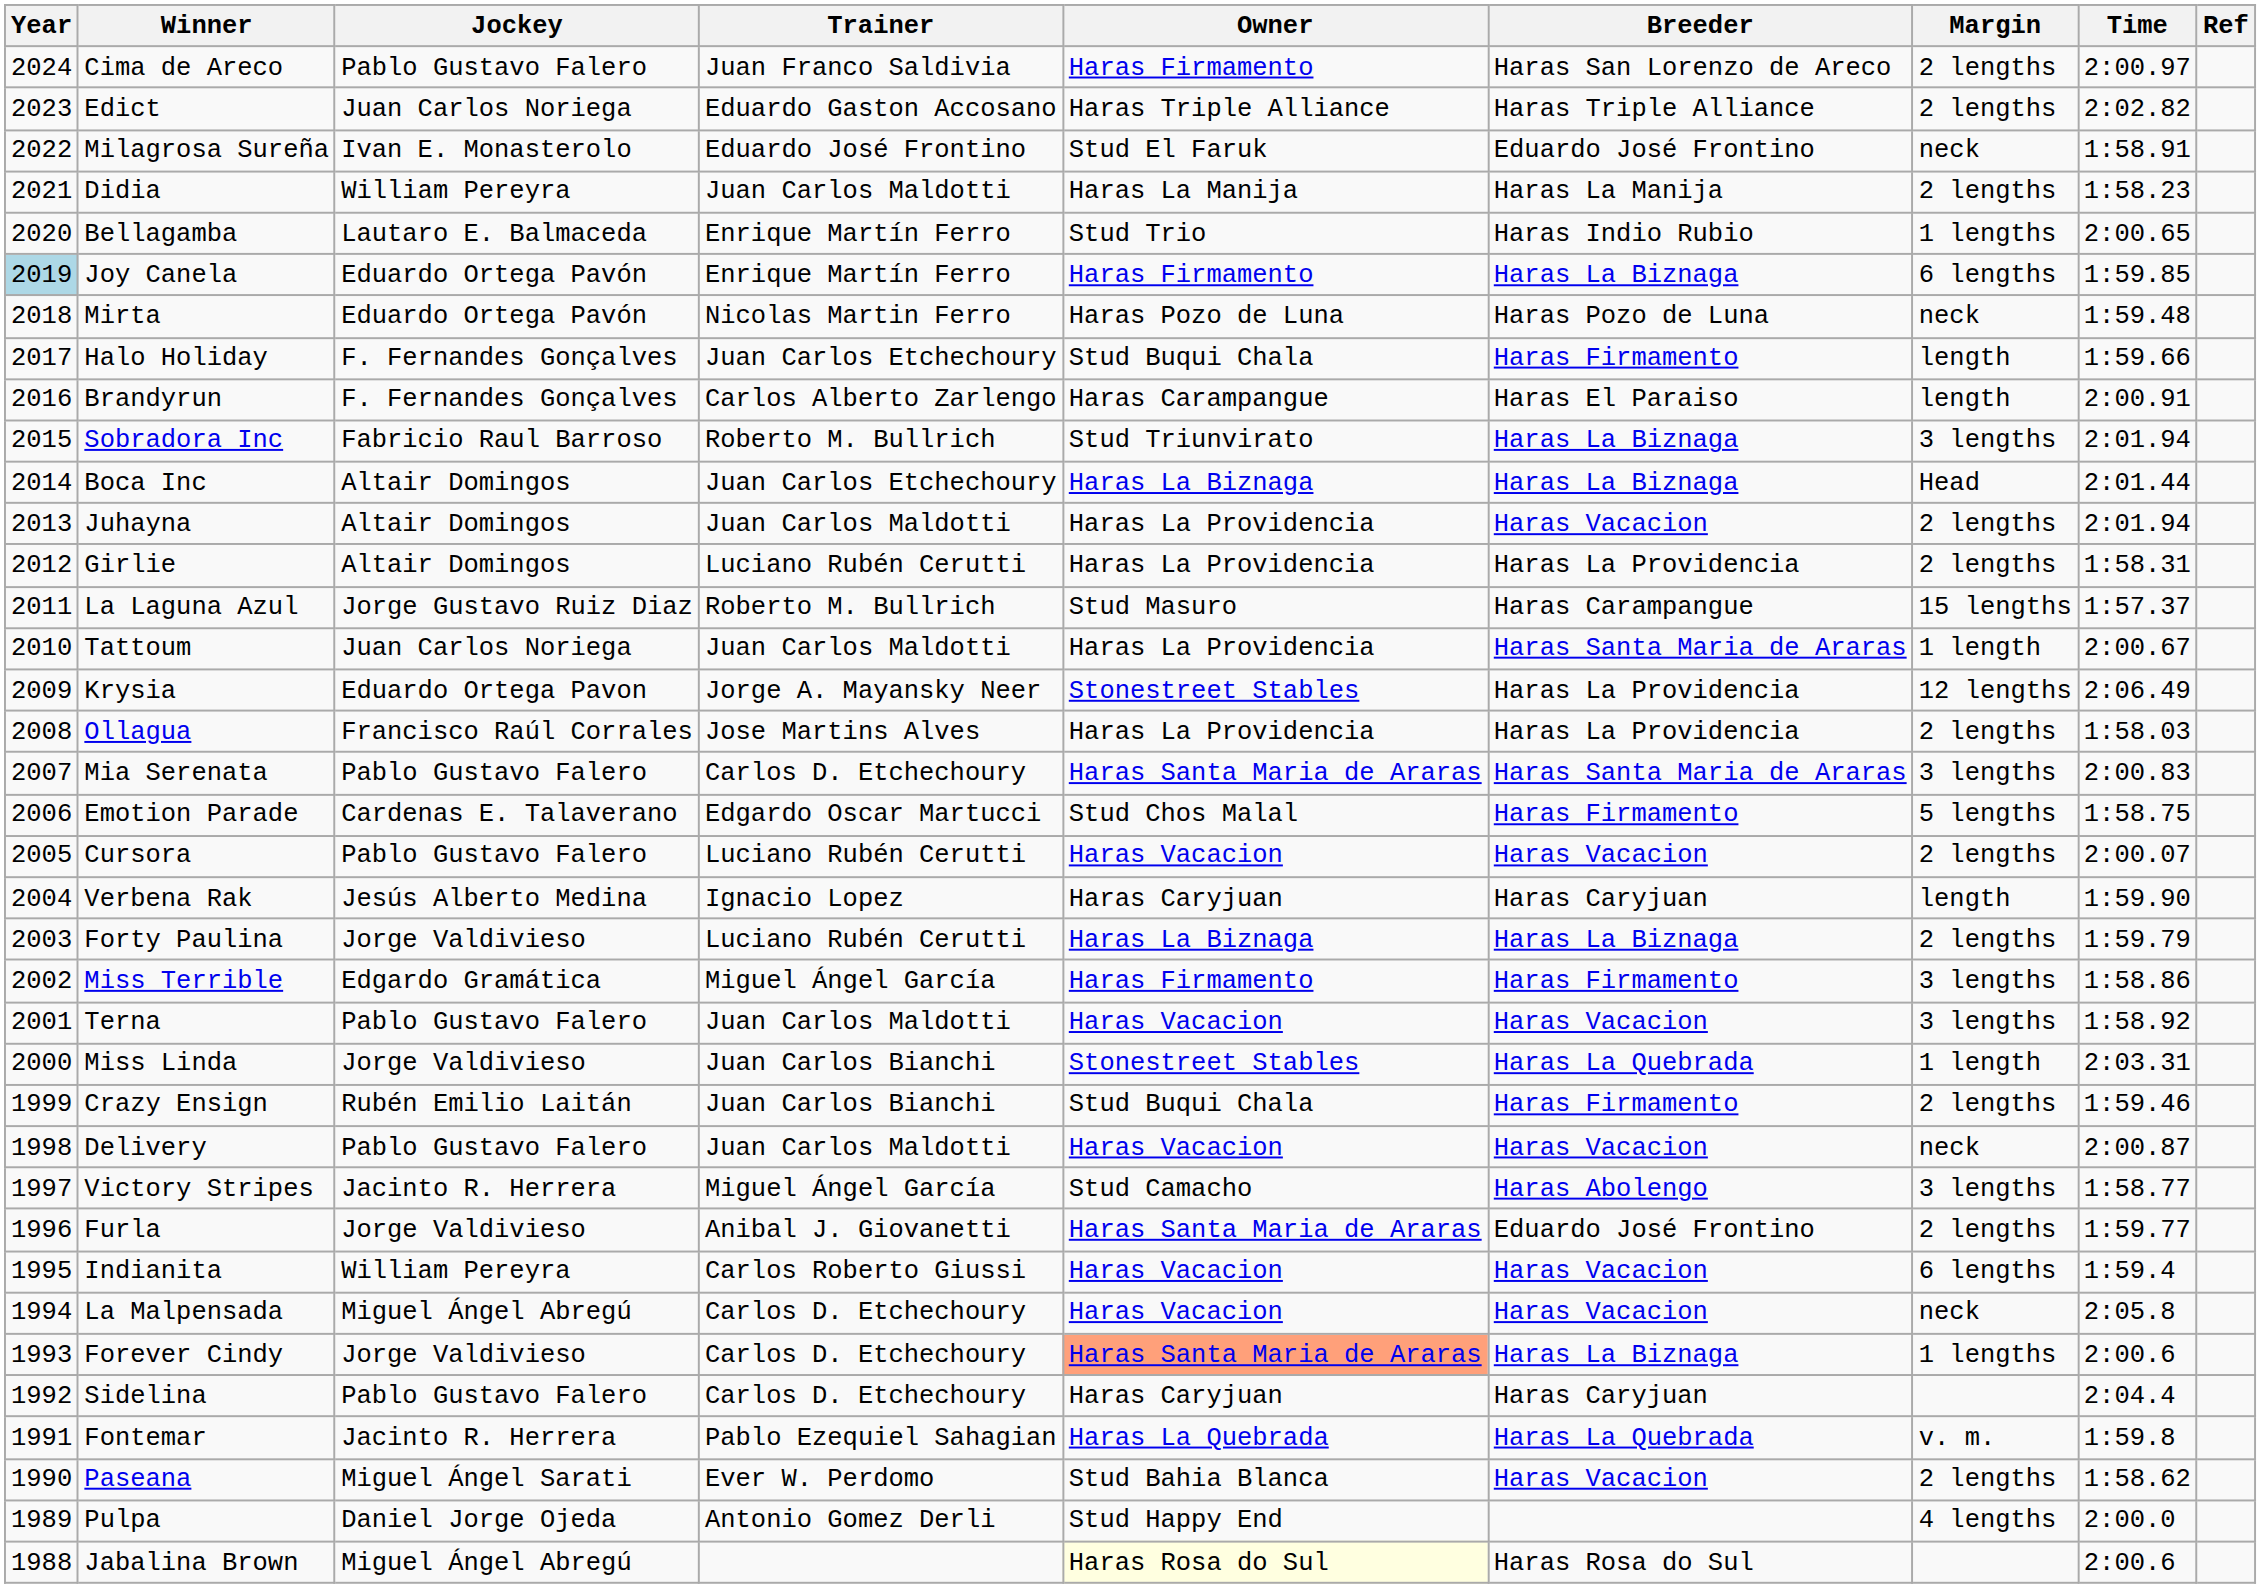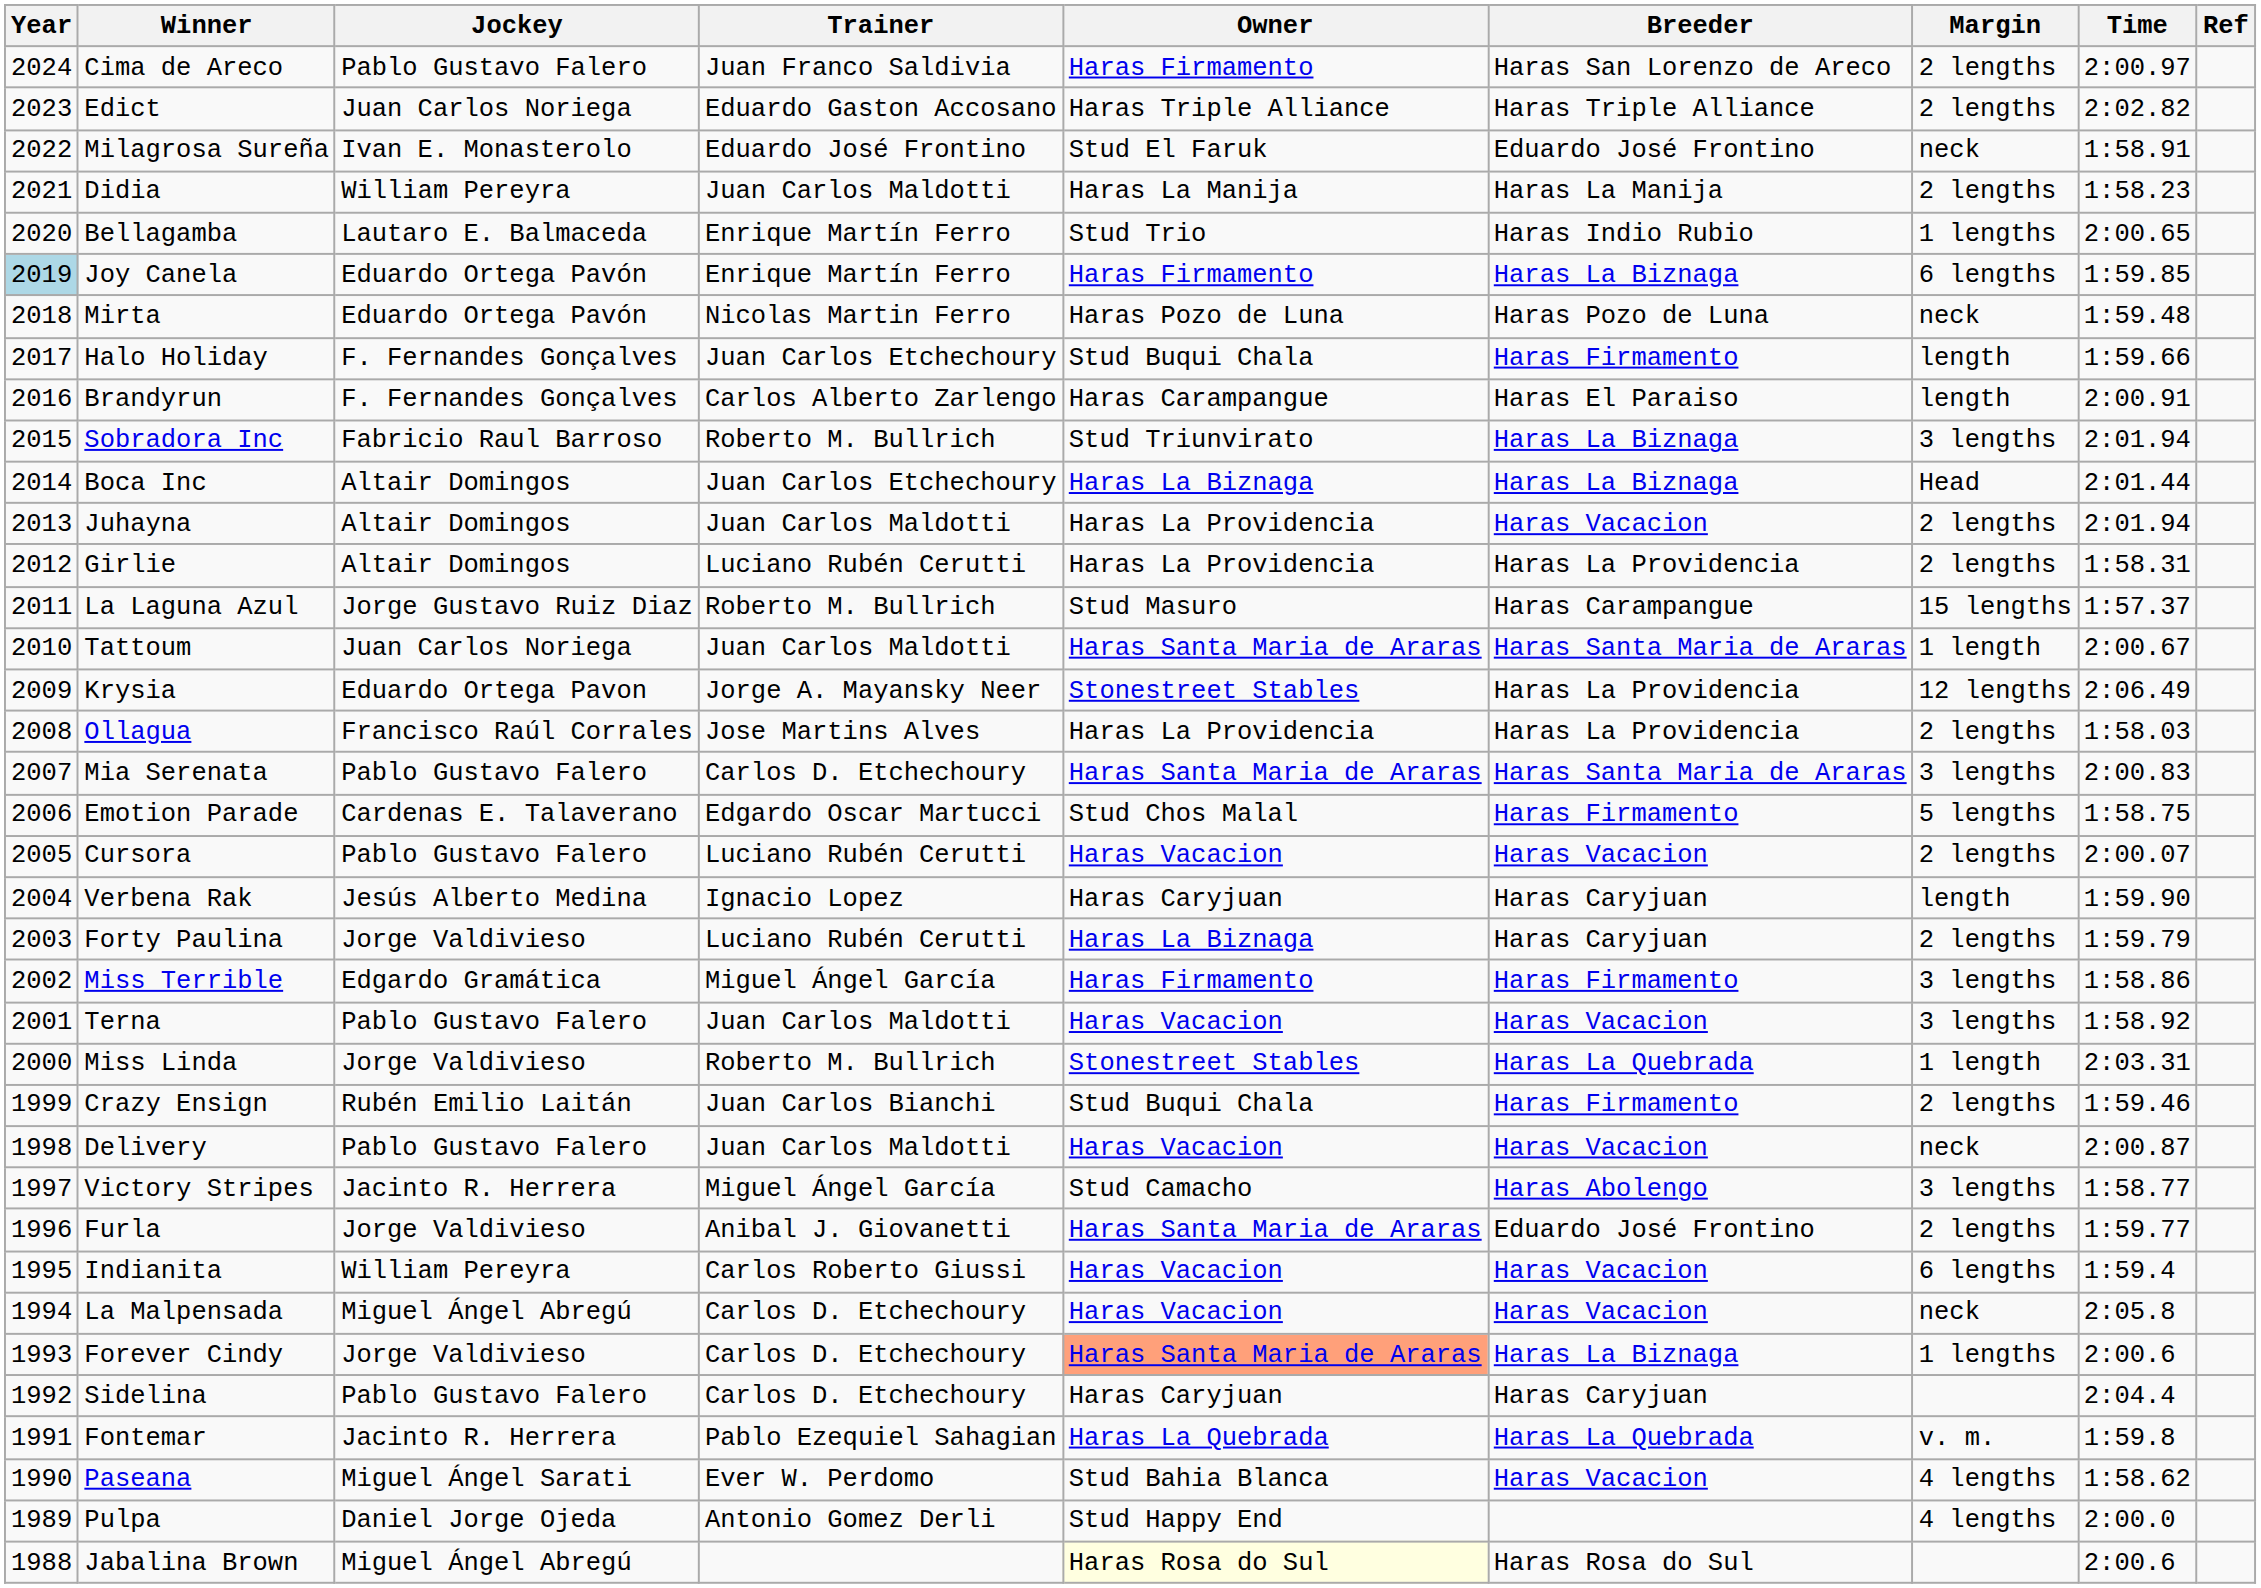(1222, 649) Haras La Providencia -> (1275, 649) Haras Santa Maria de Araras
(1616, 939) Haras La Biznaga -> (1601, 939) Haras Caryjuan
(850, 1064) Juan Carlos Bianchi -> (850, 1064) Roberto M. Bullrich
(1988, 1479) 2 lengths -> (1988, 1479) 4 lengths
